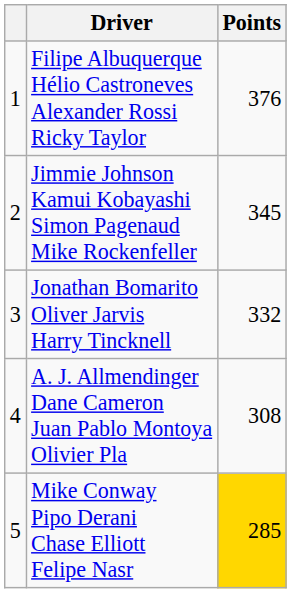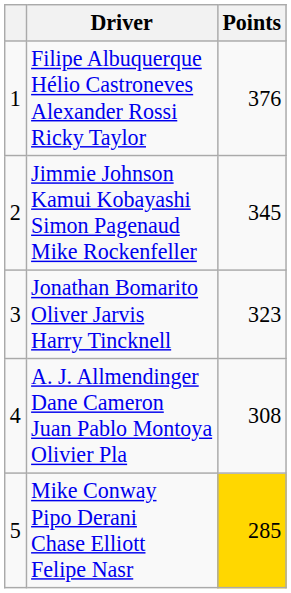(265, 314) 332 -> (265, 314) 323
